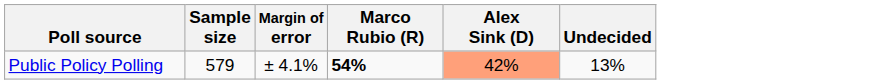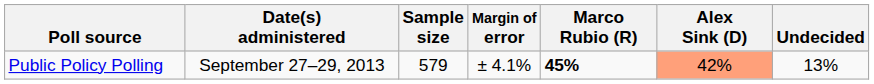+ column: (292, 27)
(349, 65) 54% -> (562, 65) 45%
